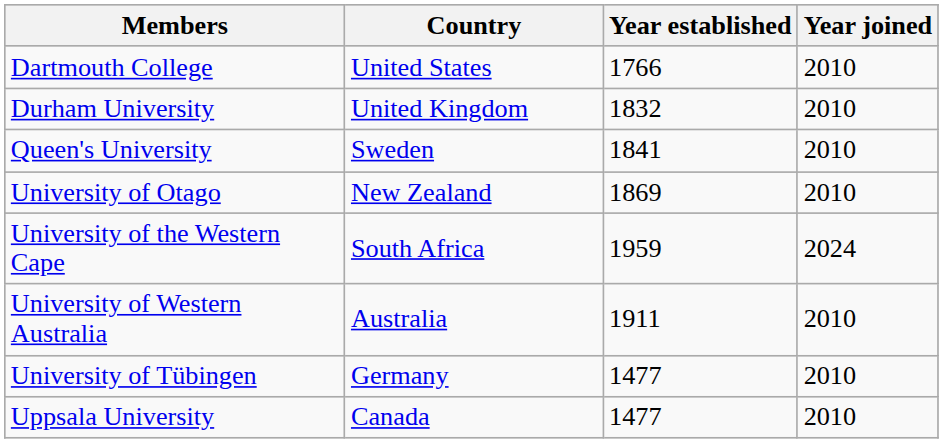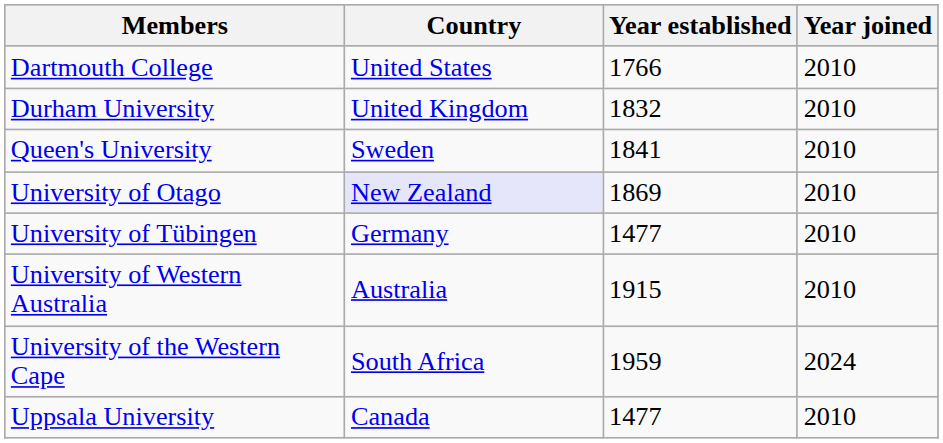(421, 191) no background -> (421, 191) lavender background
rows swapped: (134, 375) <-> (145, 248)
(635, 319) 1911 -> (635, 289) 1915
